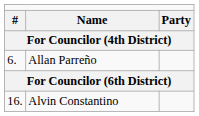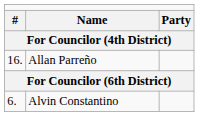(12, 61) 6. -> (15, 61) 16.
(15, 101) 16. -> (12, 101) 6.
